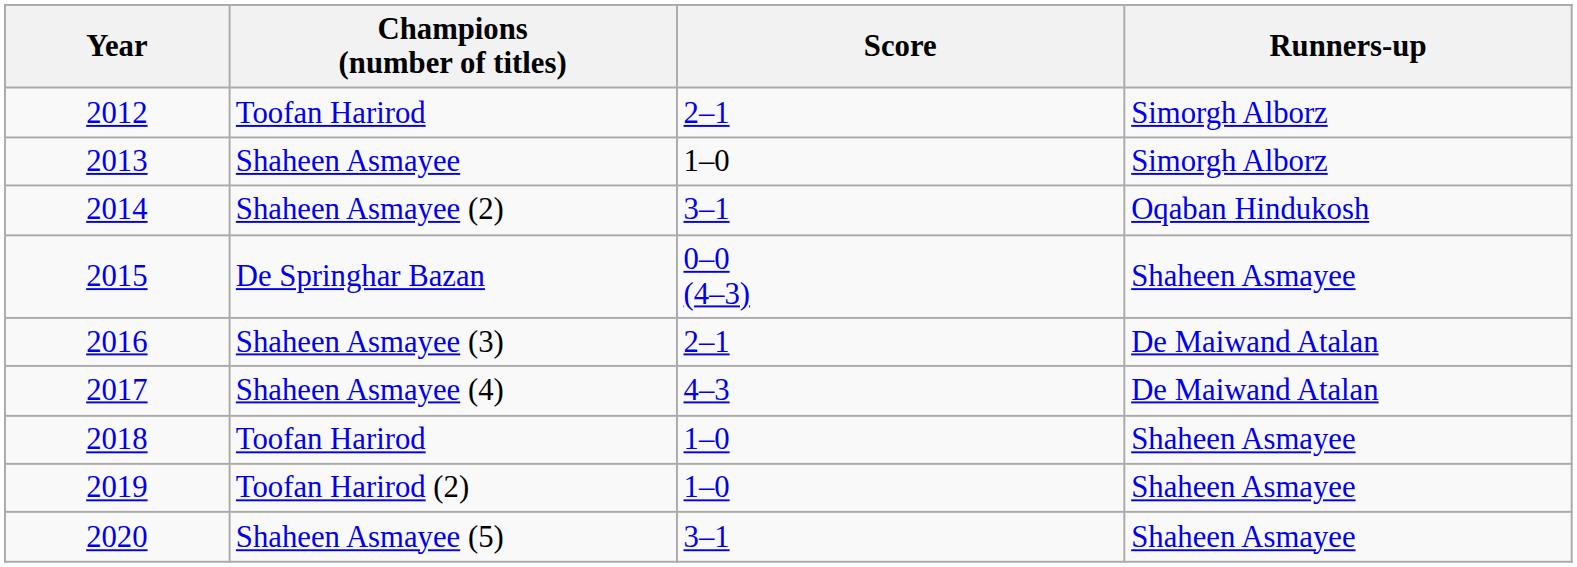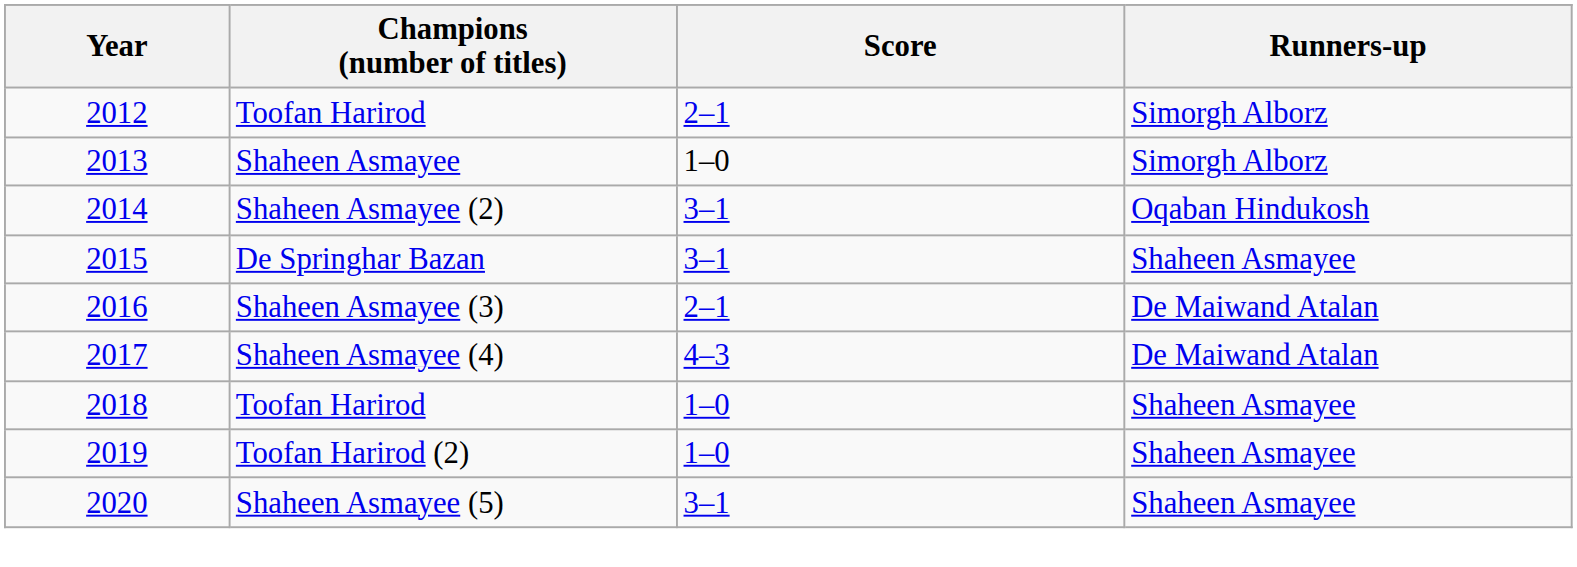(717, 275) 0–0 (4–3) -> (707, 258) 3–1
